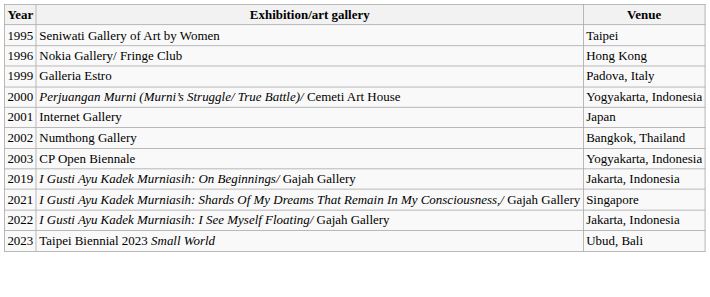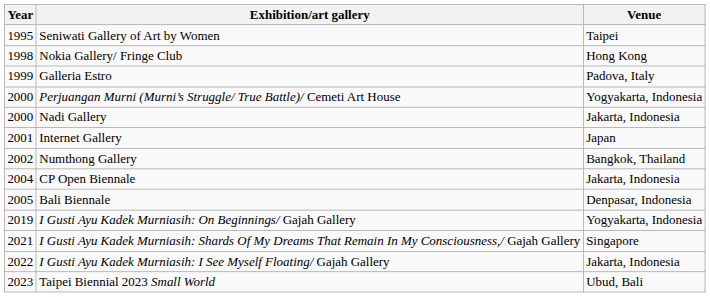(20, 55) 1996 -> (20, 55) 1998
+ row: (73, 117)
(20, 158) 2003 -> (20, 179) 2004
(644, 158) Yogyakarta, Indonesia -> (633, 179) Jakarta, Indonesia
+ row: (75, 199)
(633, 179) Jakarta, Indonesia -> (644, 220) Yogyakarta, Indonesia
